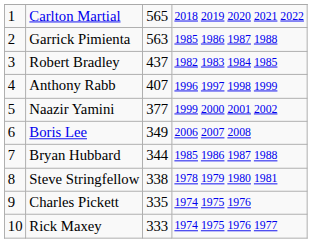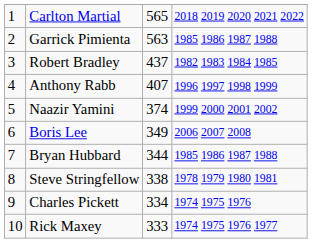(157, 109) 377 -> (157, 109) 374
(157, 202) 335 -> (157, 202) 334
